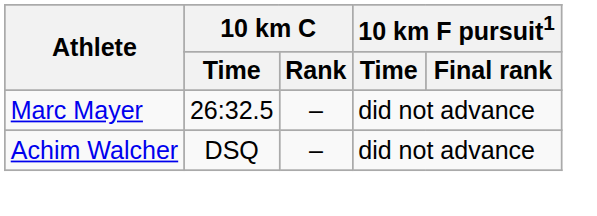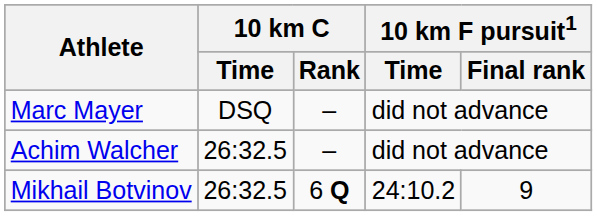(232, 111) 26:32.5 -> (245, 111) DSQ
(232, 150) DSQ -> (245, 150) 26:32.5
+ row: (101, 190)
